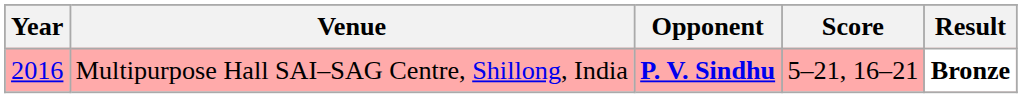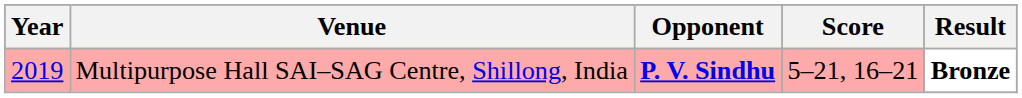(37, 69) 2016 -> (37, 69) 2019
